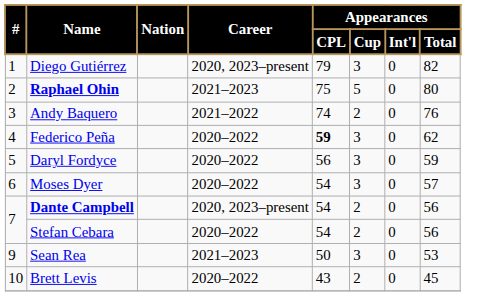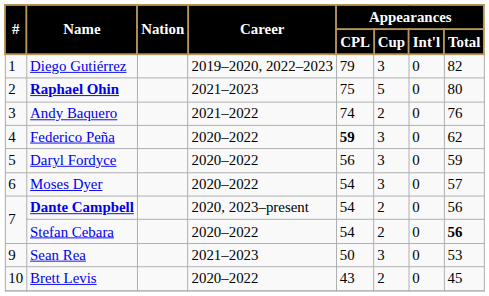(250, 66) 2020, 2023–present -> (262, 66) 2019–2020, 2022–2023
(431, 231) normal -> (455, 231) bold
